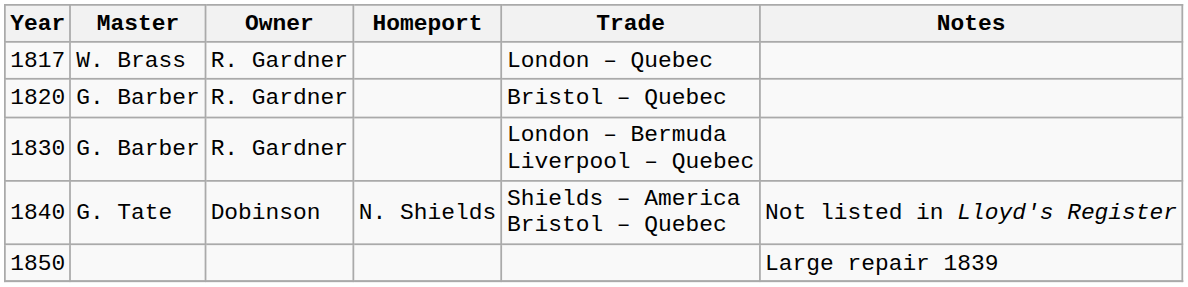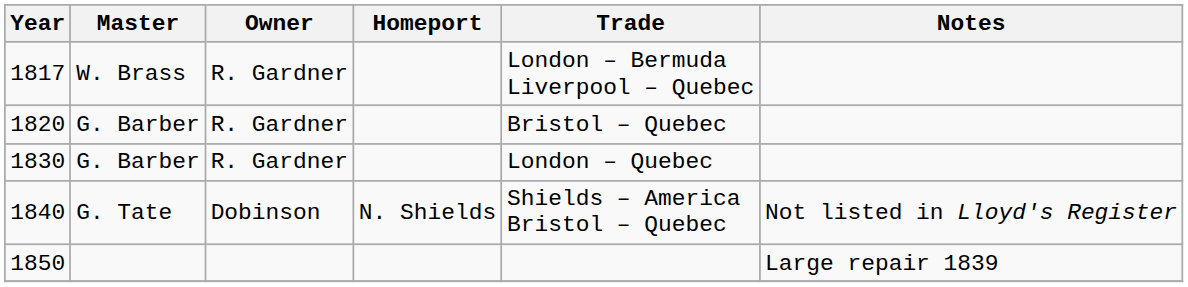(610, 61) London – Quebec -> (631, 74) London – Bermuda Liverpool – Quebec
(631, 149) London – Bermuda Liverpool – Quebec -> (610, 162) London – Quebec
